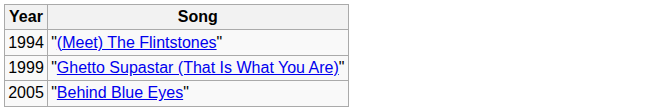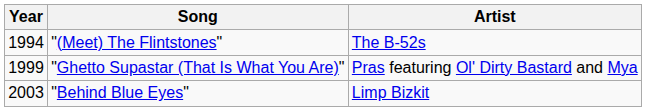+ column: (495, 17)
(26, 93) 2005 -> (26, 93) 2003
